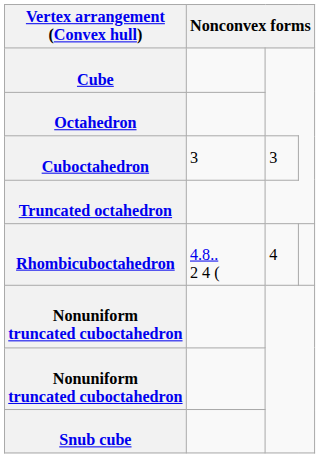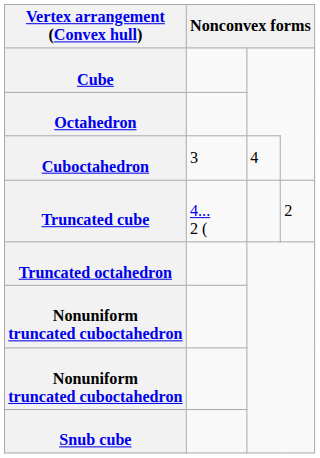(273, 157) 3 -> (254, 157) 4
+ row: (95, 219)
- row: (95, 263)
